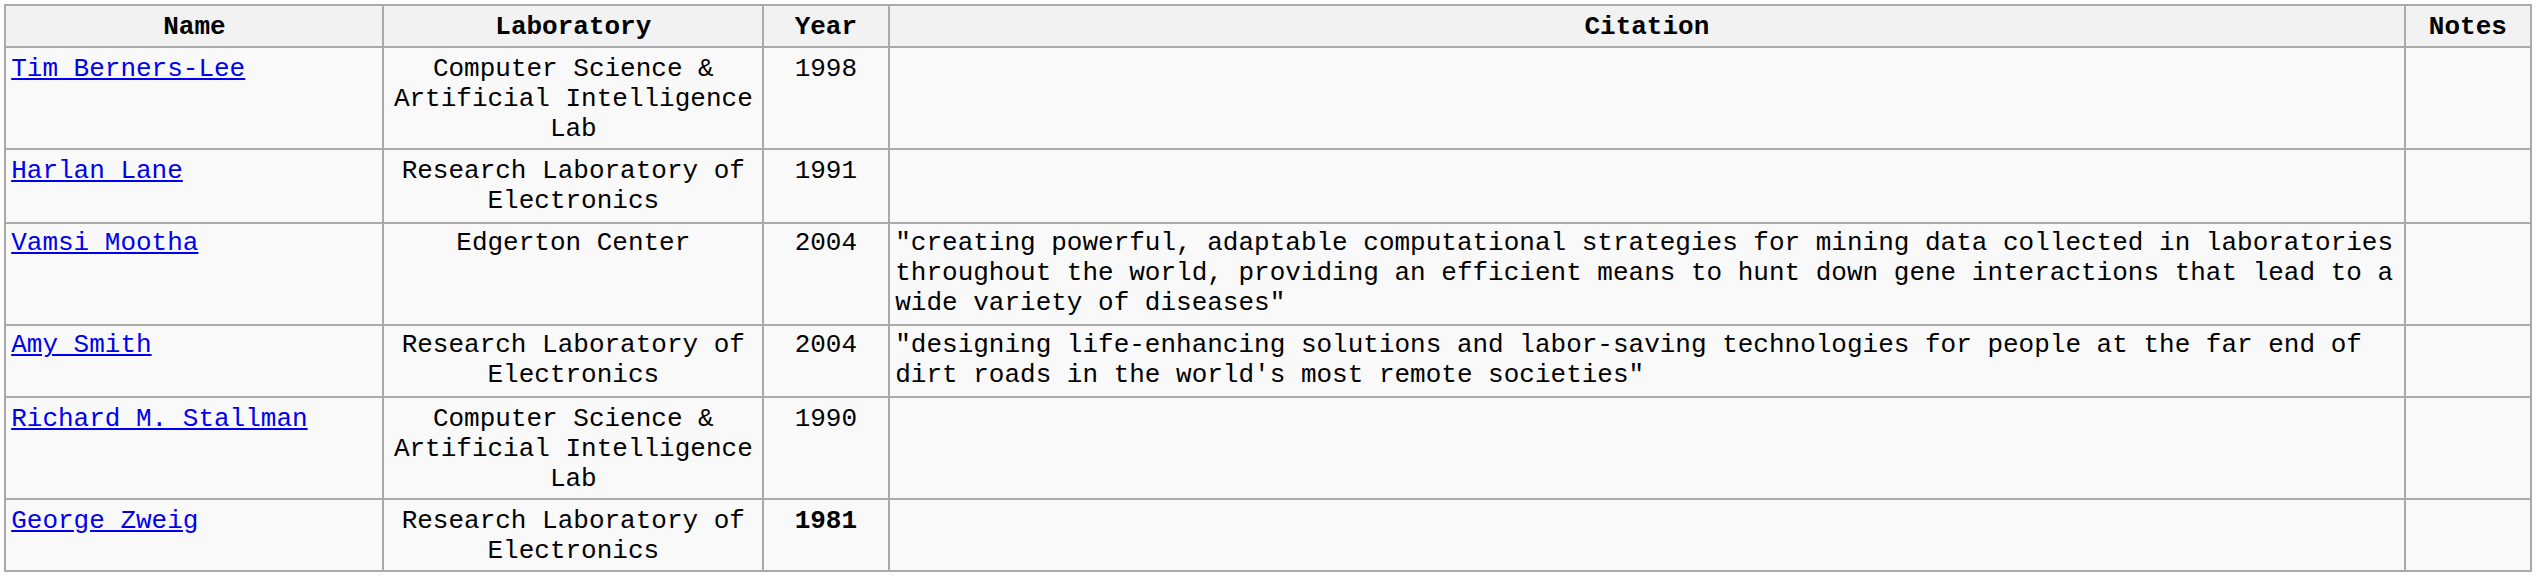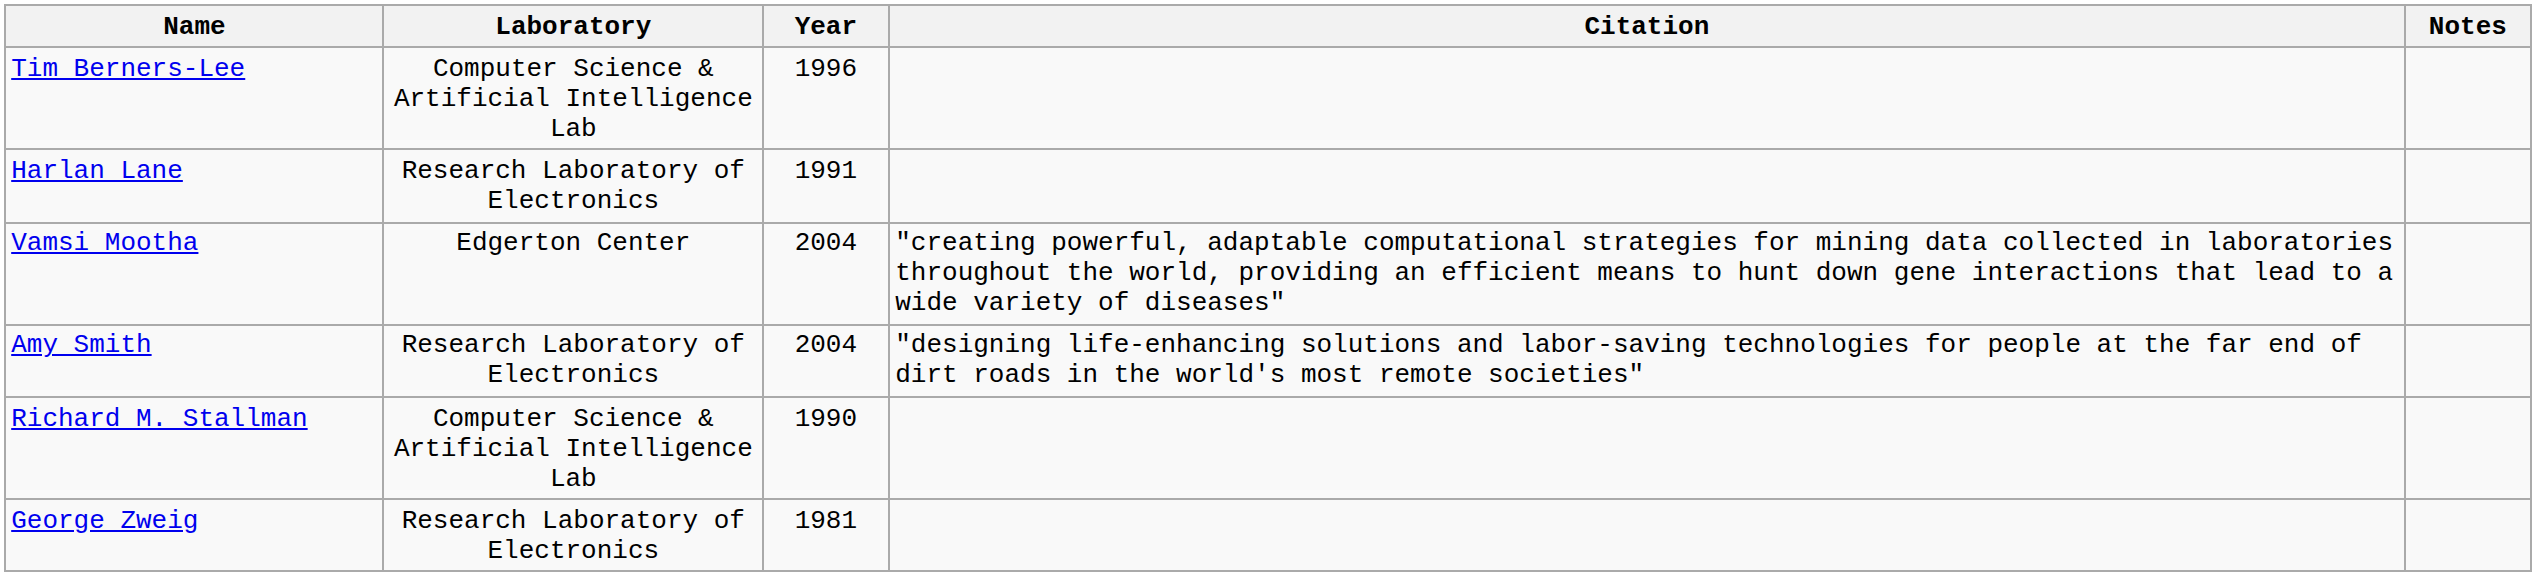(826, 69) 1998 -> (826, 69) 1996
(826, 520) bold -> (826, 520) normal
